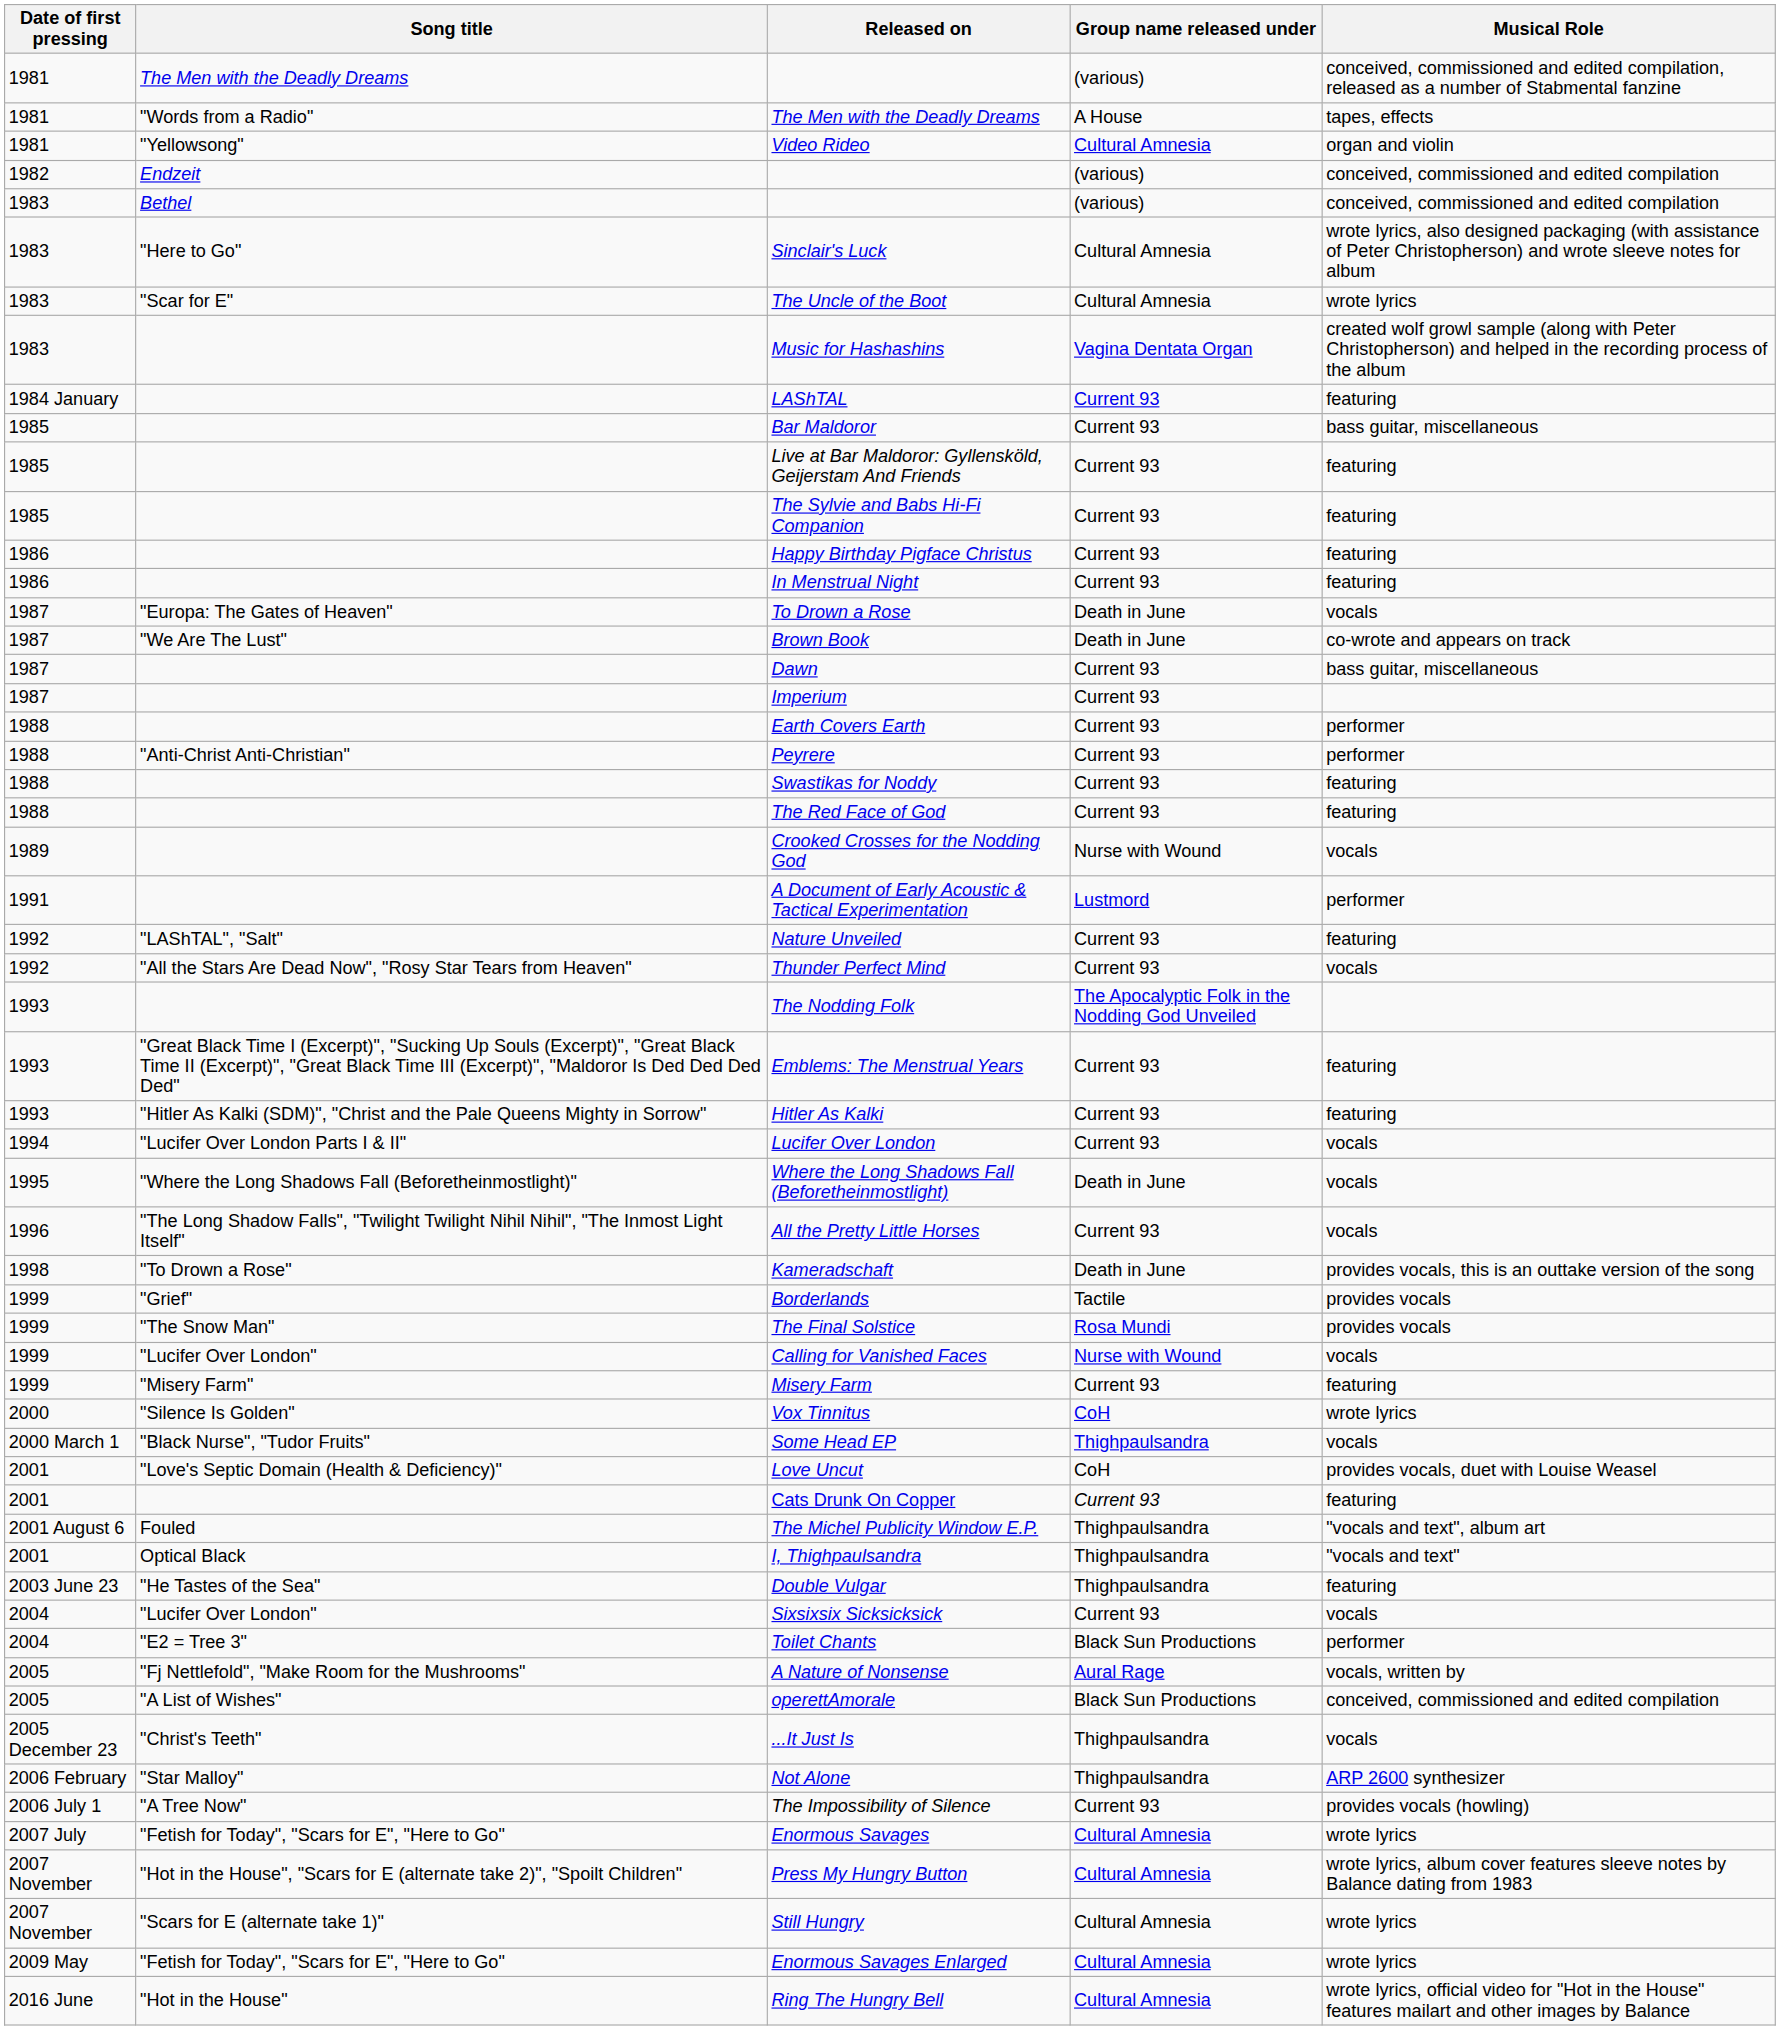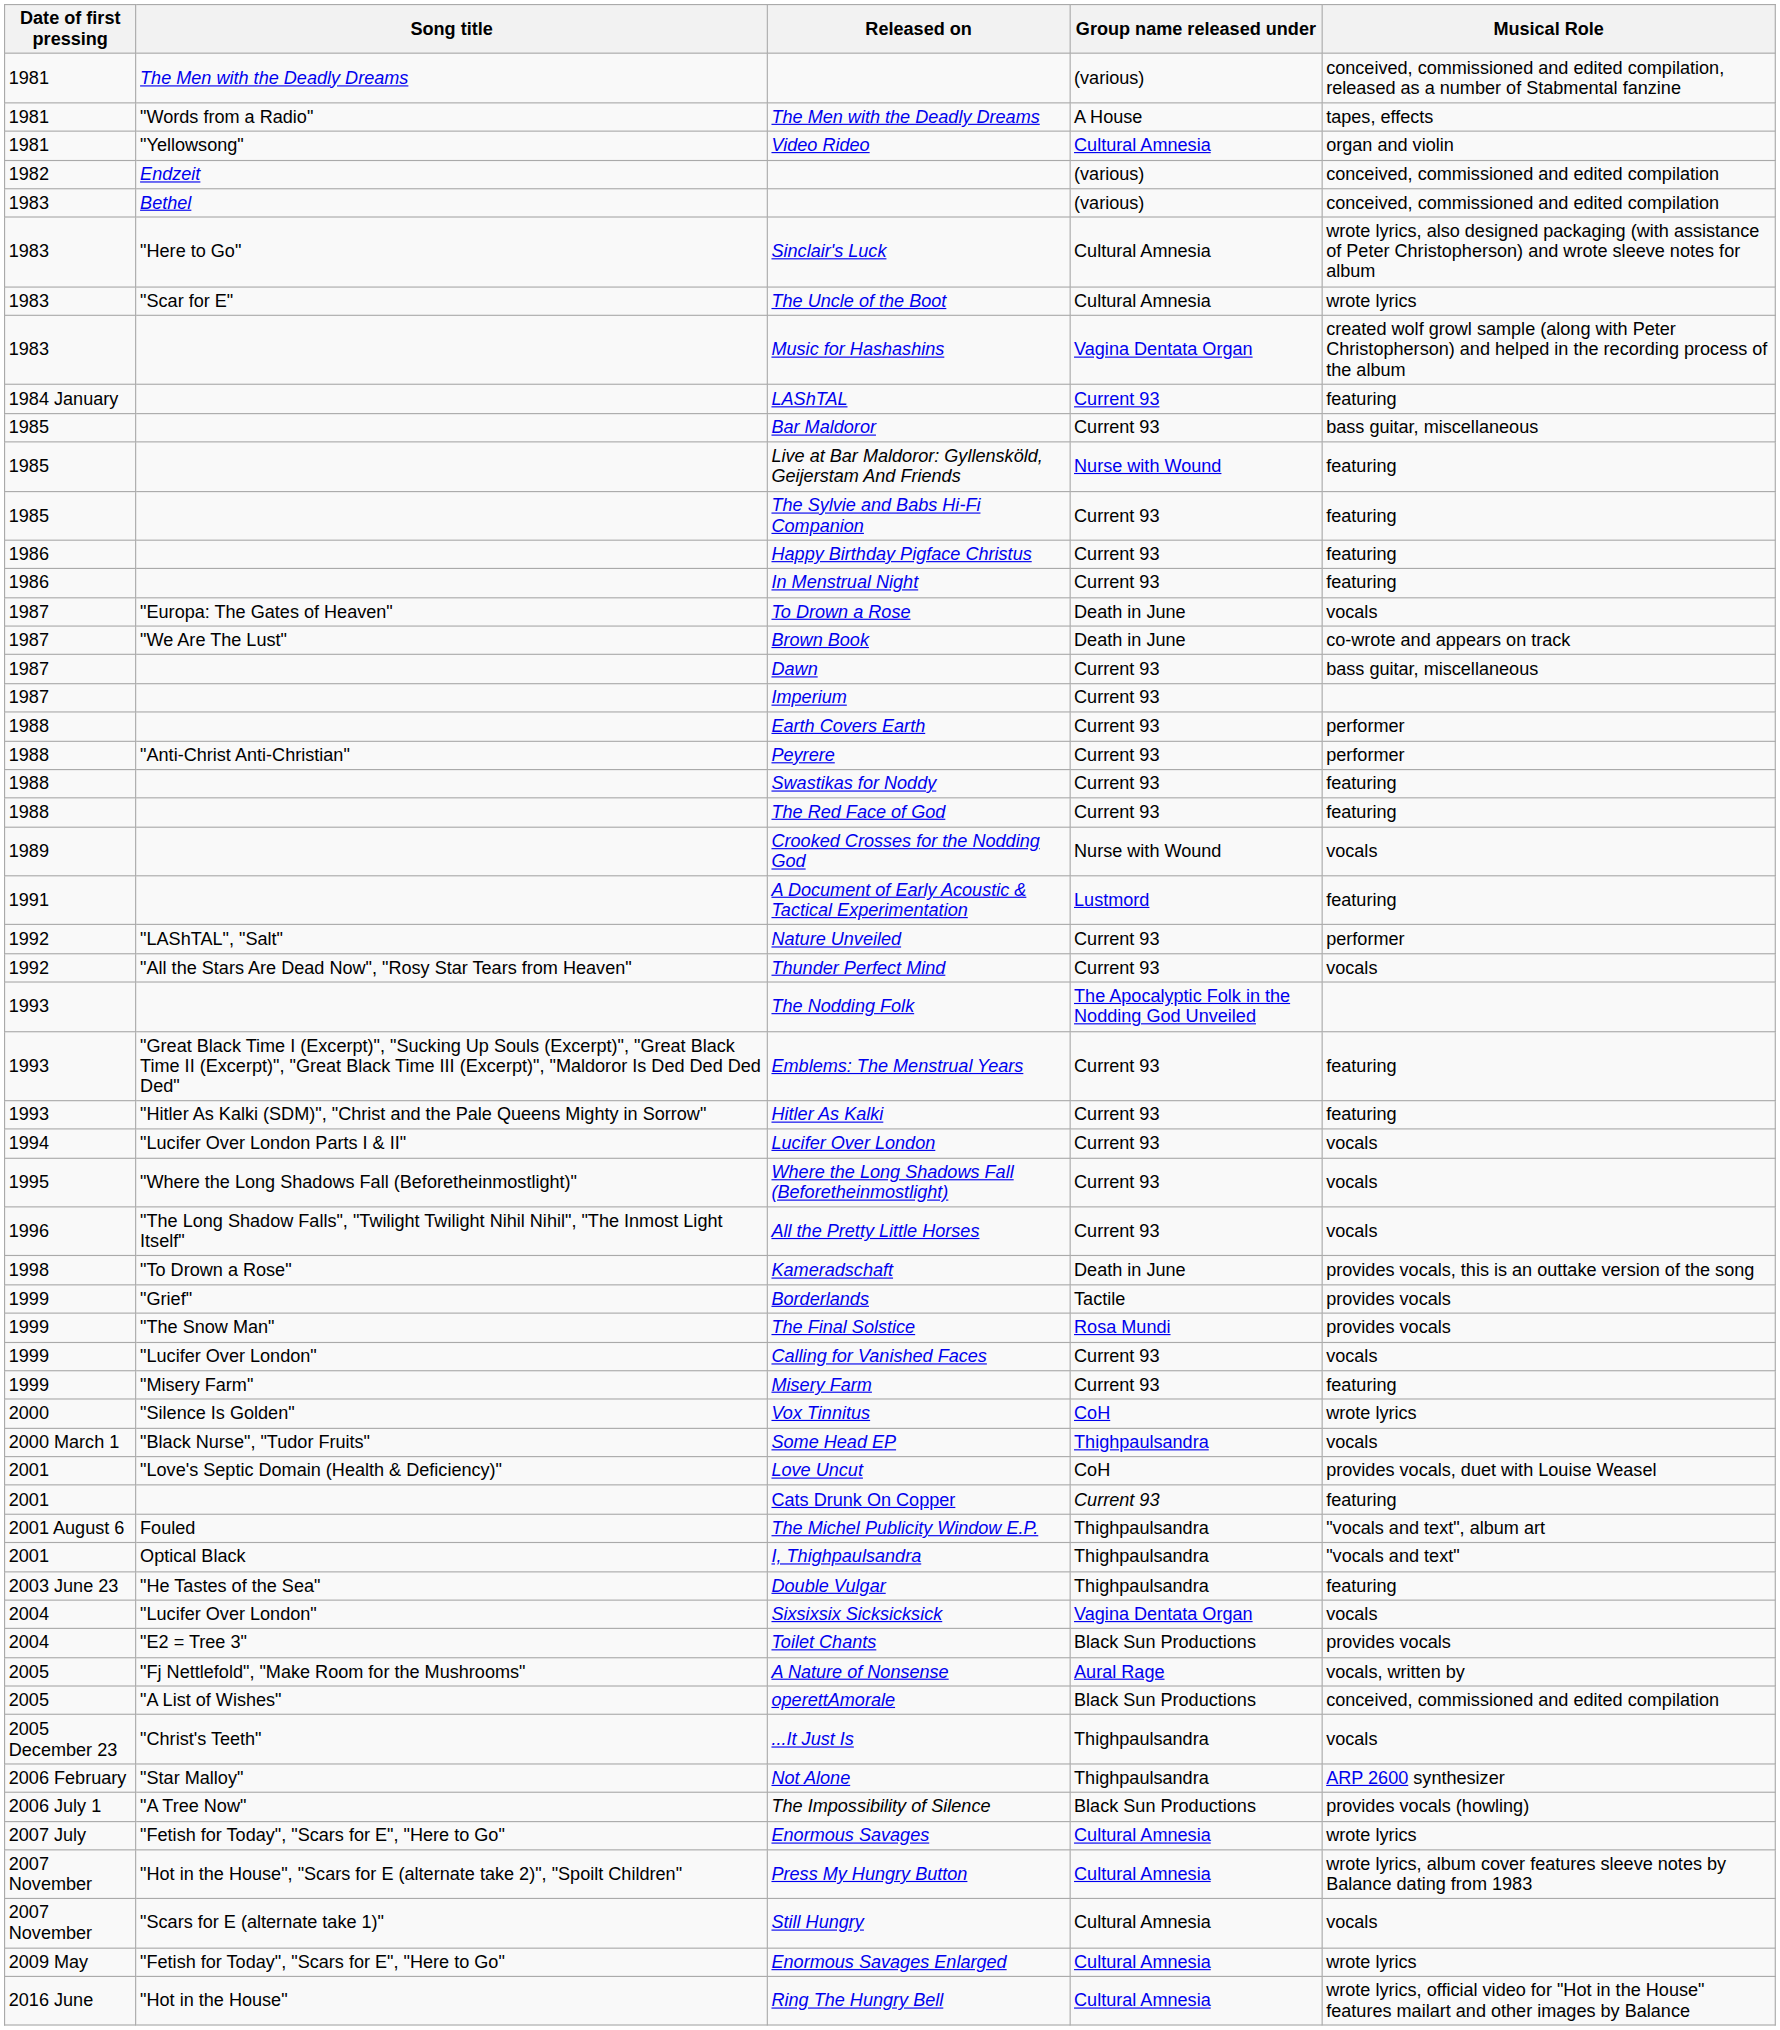(1117, 466) Current 93 -> (1148, 466) Nurse with Wound
(1365, 900) performer -> (1361, 900) featuring
(1361, 939) featuring -> (1365, 939) performer
(1130, 1182) Death in June -> (1117, 1182) Current 93
(1148, 1356) Nurse with Wound -> (1117, 1356) Current 93
(1117, 1614) Current 93 -> (1163, 1614) Vagina Dentata Organ
(1365, 1642) performer -> (1388, 1642) provides vocals
(1117, 1806) Current 93 -> (1165, 1806) Black Sun Productions
(1371, 1923) wrote lyrics -> (1352, 1923) vocals
